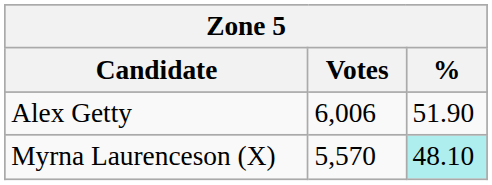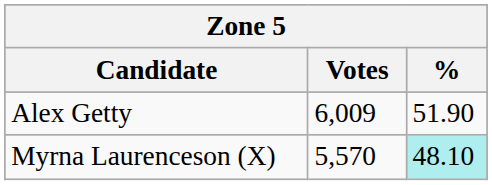(345, 112) 6,006 -> (345, 112) 6,009
